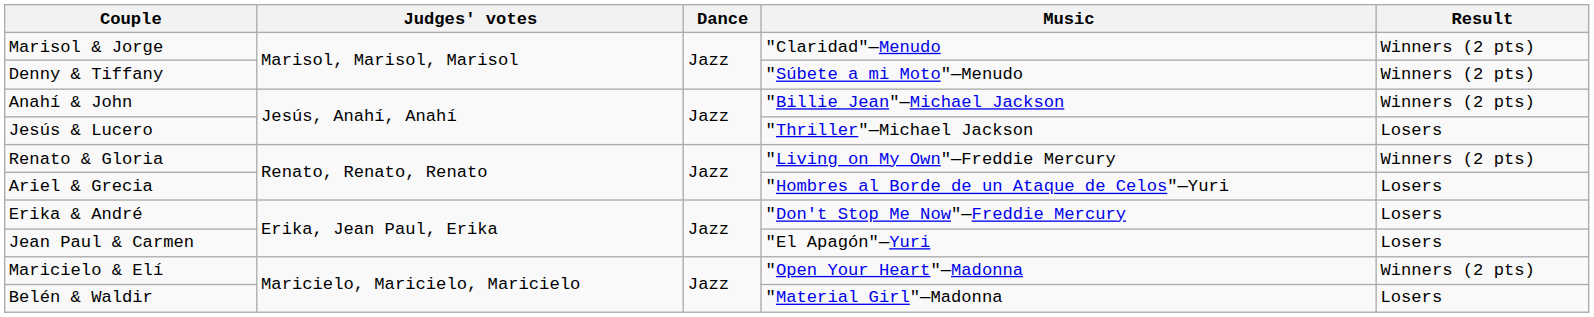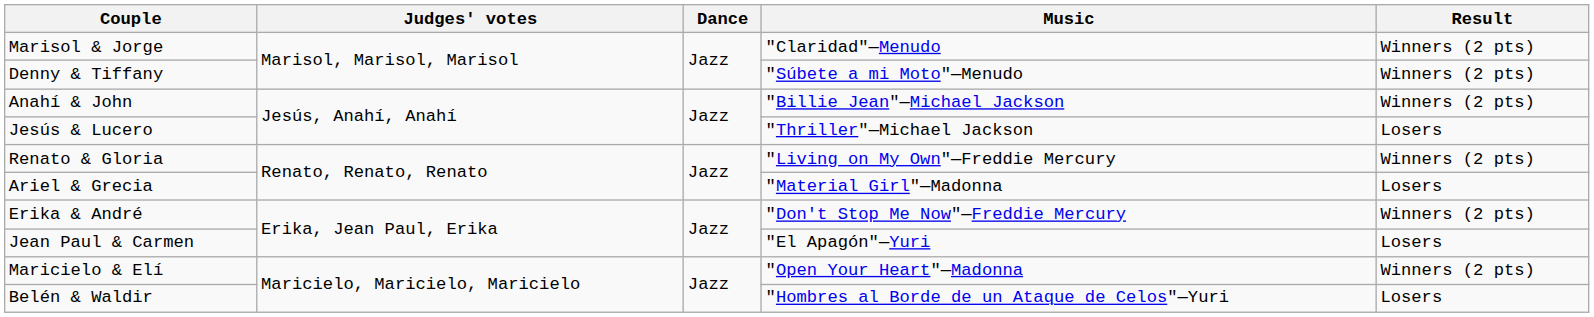(997, 186) "Hombres al Borde de un Ataque de Celos"—Yuri -> (884, 186) "Material Girl"—Madonna
(1411, 214) Losers -> (1458, 214) Winners (2 pts)
(884, 298) "Material Girl"—Madonna -> (997, 298) "Hombres al Borde de un Ataque de Celos"—Yuri
